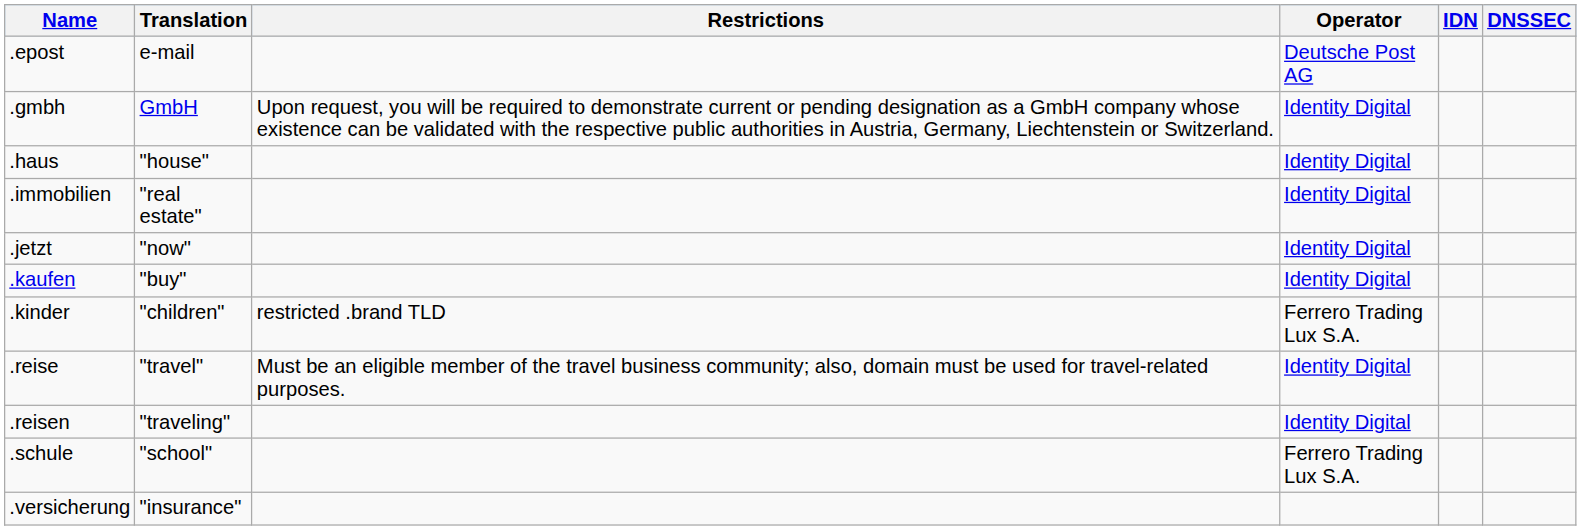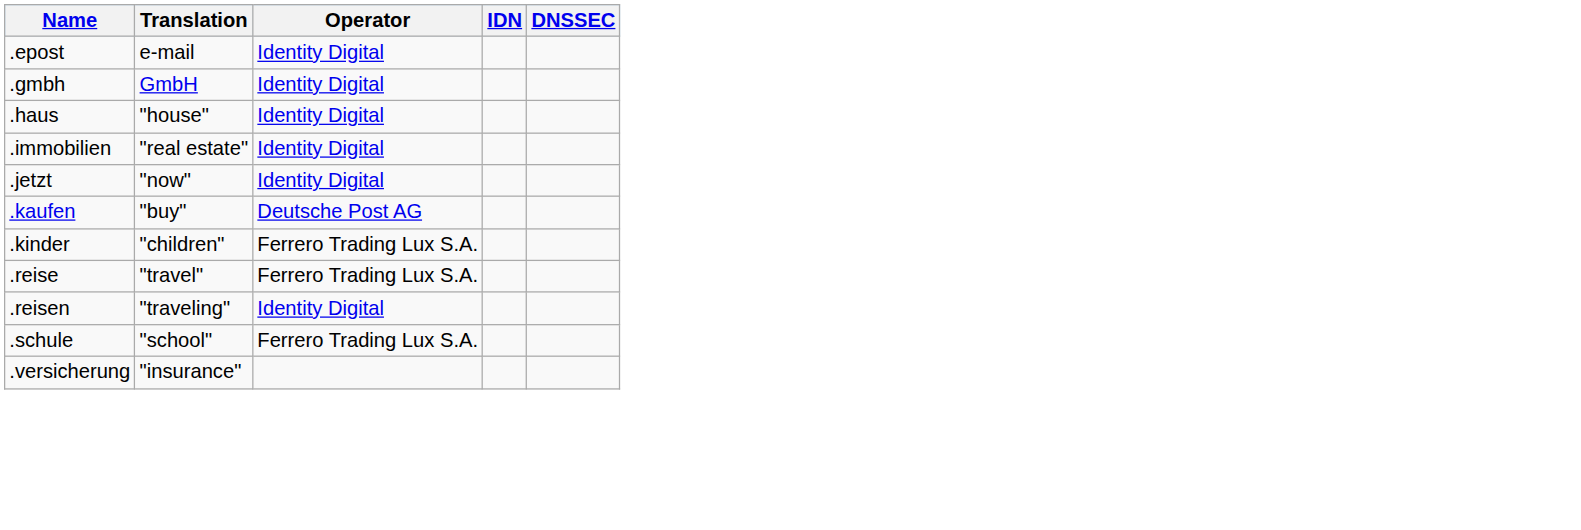- column: (766, 20)
(1350, 63) Deutsche Post AG -> (321, 52) Identity Digital
(1347, 280) Identity Digital -> (340, 212) Deutsche Post AG
(1347, 366) Identity Digital -> (368, 276) Ferrero Trading Lux S.A.
